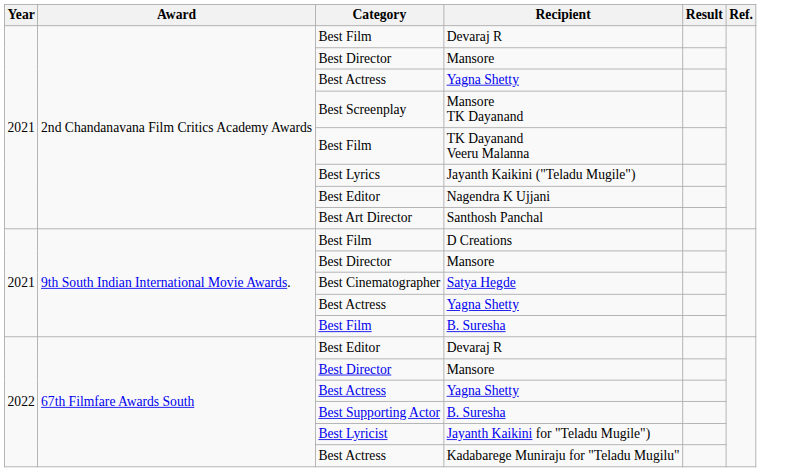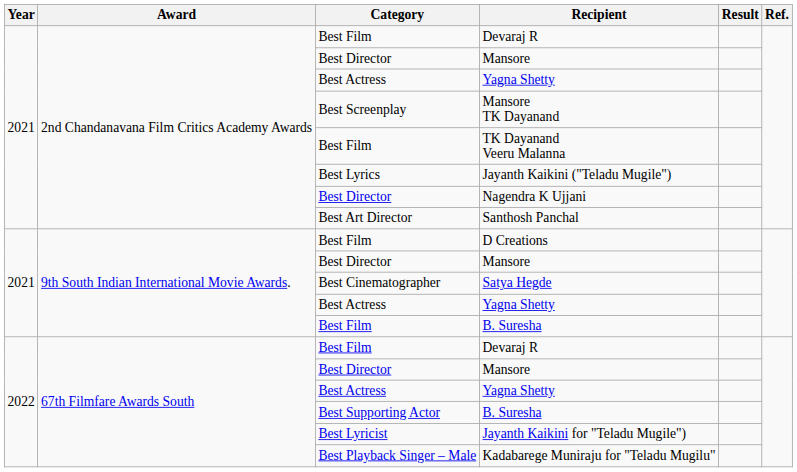(349, 196) Best Editor -> (355, 196) Best Director
(349, 347) Best Editor -> (345, 347) Best Film
(352, 455) Best Actress -> (397, 455) Best Playback Singer – Male
